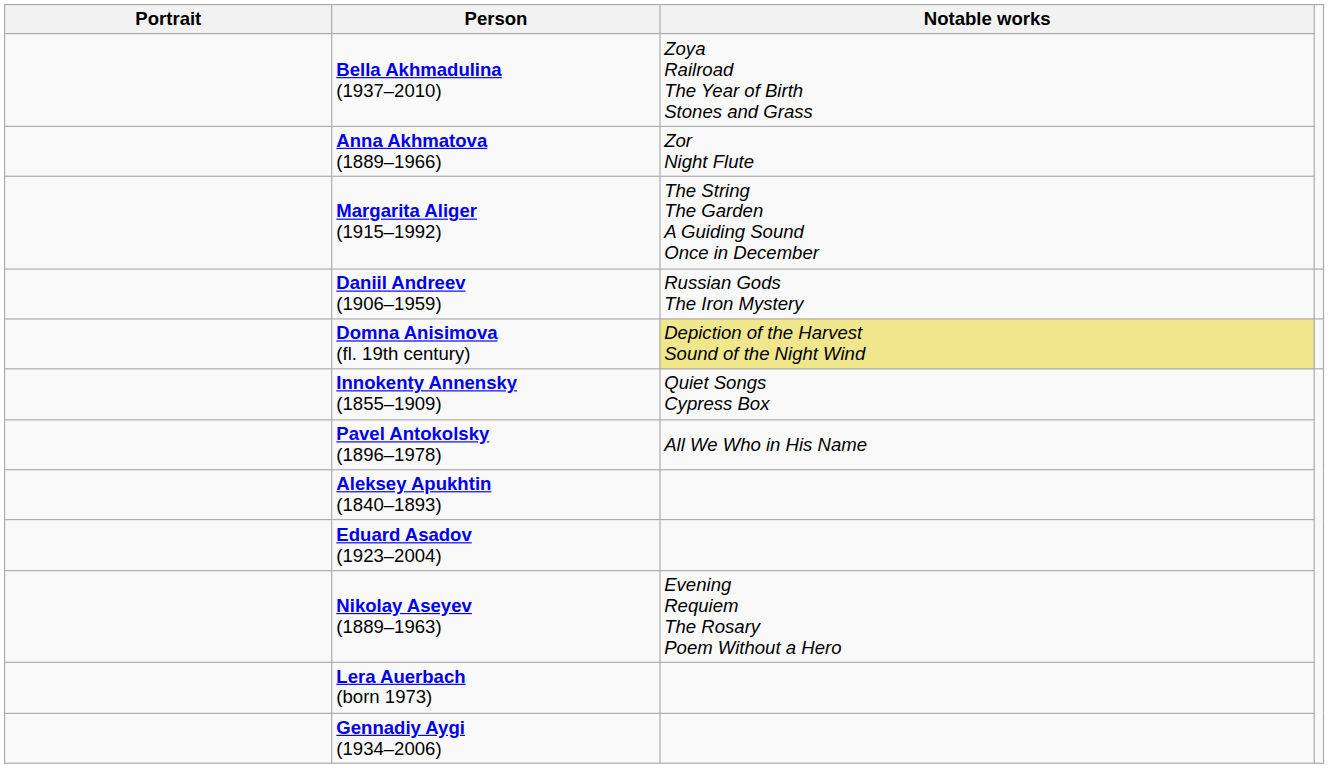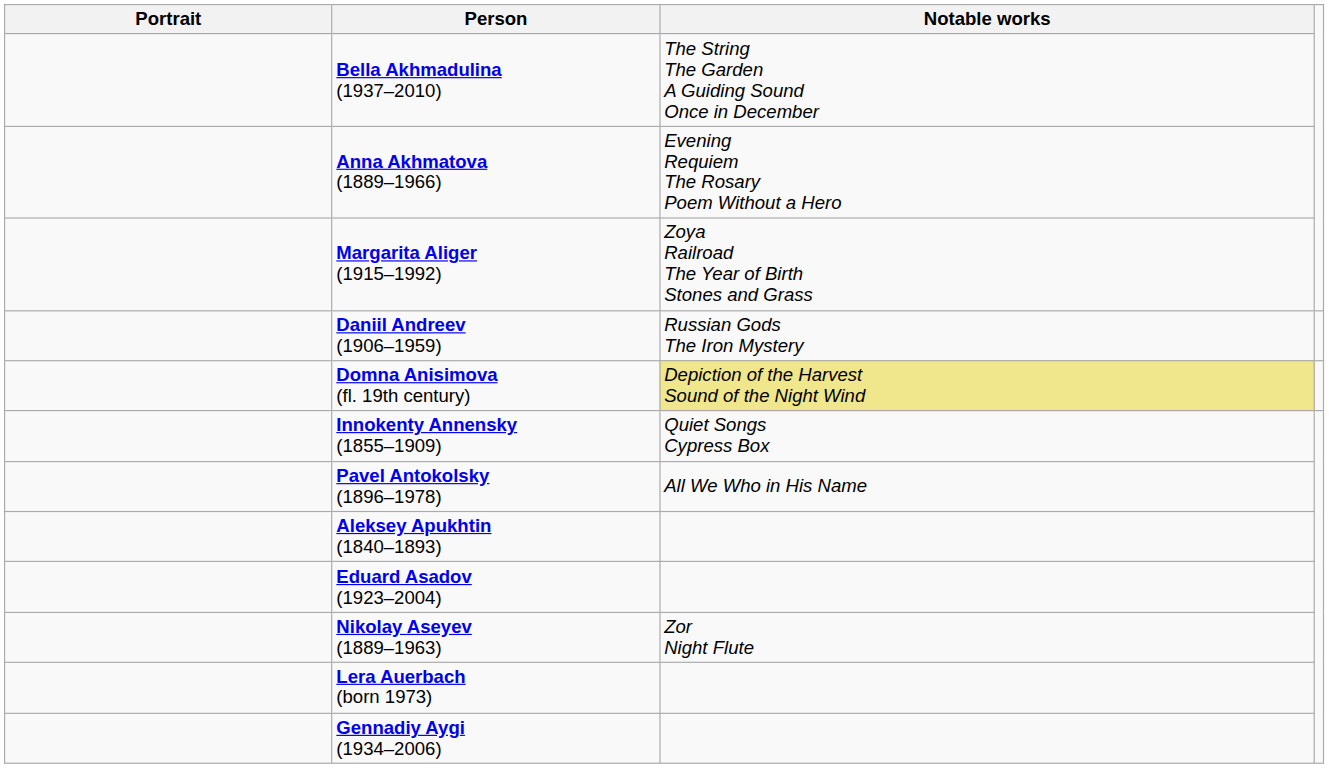(738, 79) Zoya Railroad The Year of Birth Stones and Grass -> (742, 79) The String The Garden A Guiding Sound Once in December
(709, 151) Zor Night Flute -> (753, 172) Evening Requiem The Rosary Poem Without a Hero
(742, 222) The String The Garden A Guiding Sound Once in December -> (738, 264) Zoya Railroad The Year of Birth Stones and Grass
(753, 616) Evening Requiem The Rosary Poem Without a Hero -> (709, 637) Zor Night Flute
